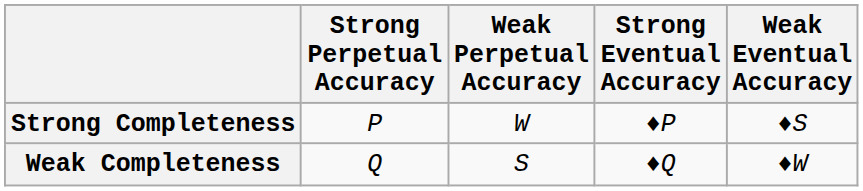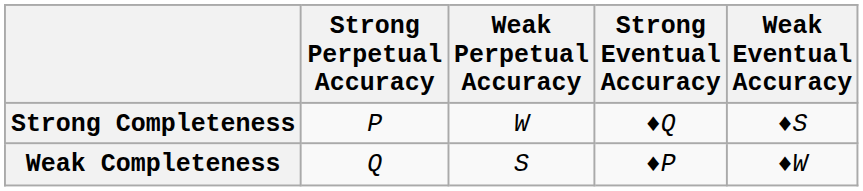(661, 124) ♦P -> (661, 124) ♦Q
(661, 164) ♦Q -> (661, 164) ♦P
